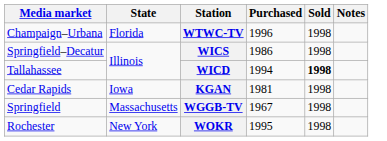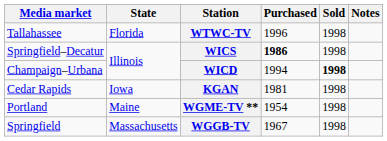(55, 32) Champaign–Urbana -> (34, 32) Tallahassee
(261, 51) normal -> (275, 51) bold
(34, 70) Tallahassee -> (55, 70) Champaign–Urbana
+ row: (221, 107)
- row: (213, 126)
